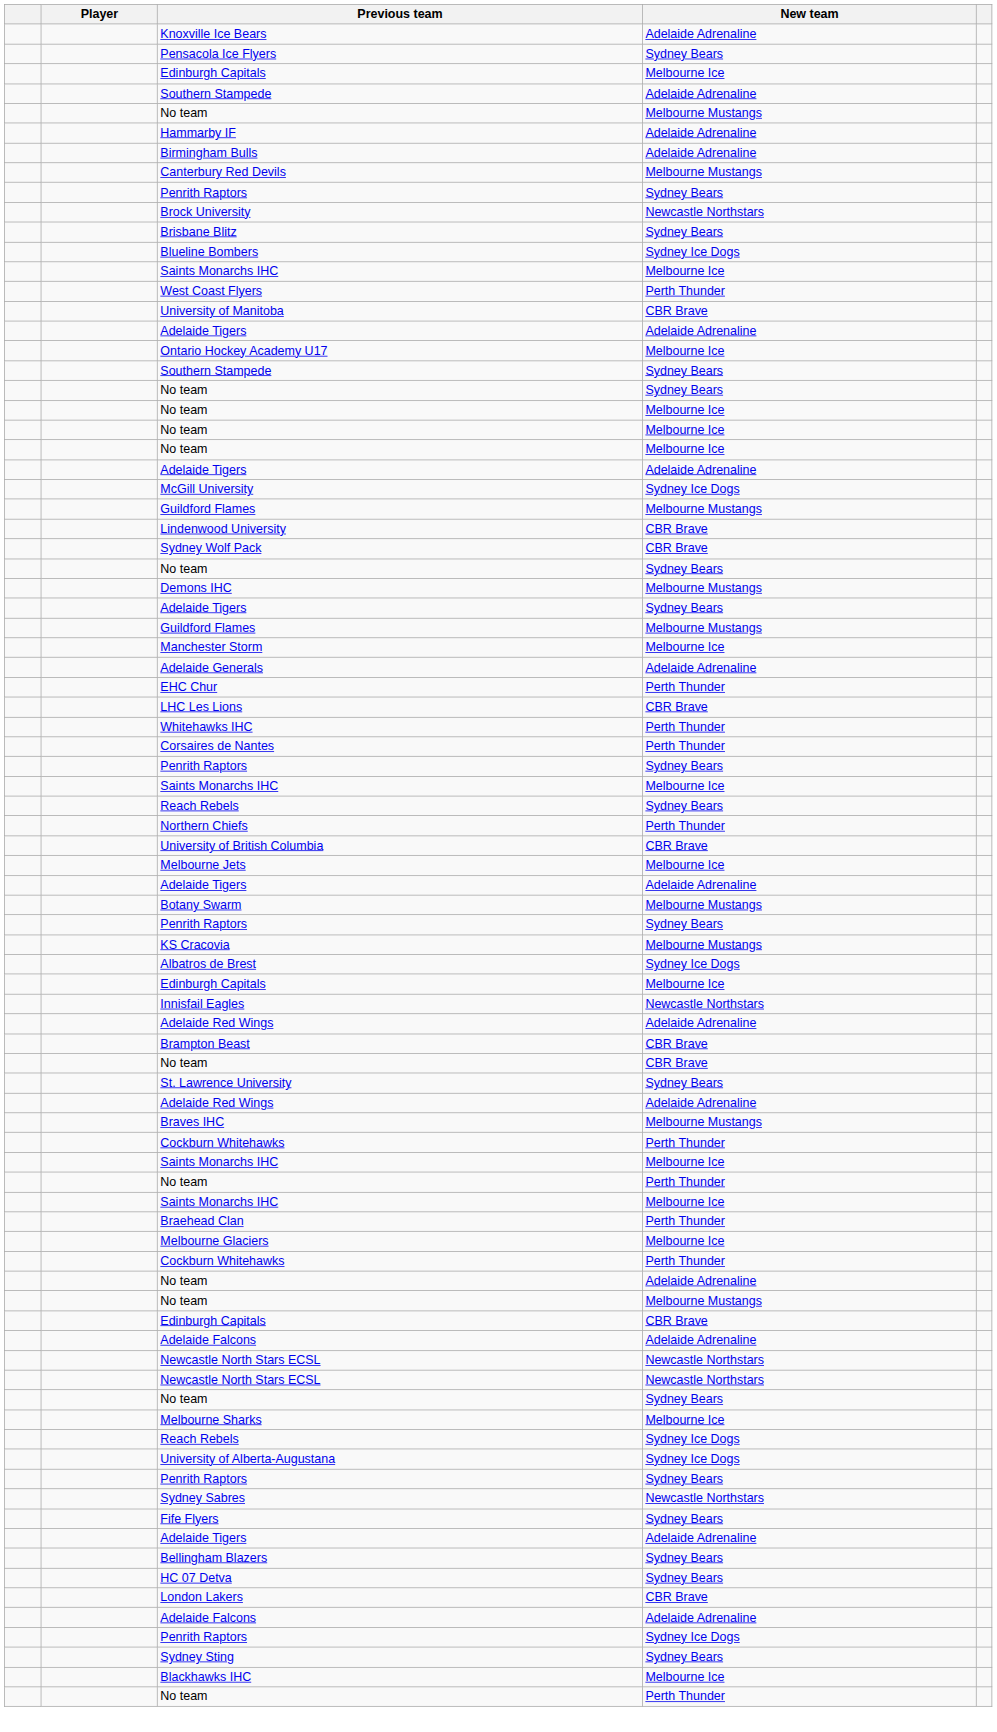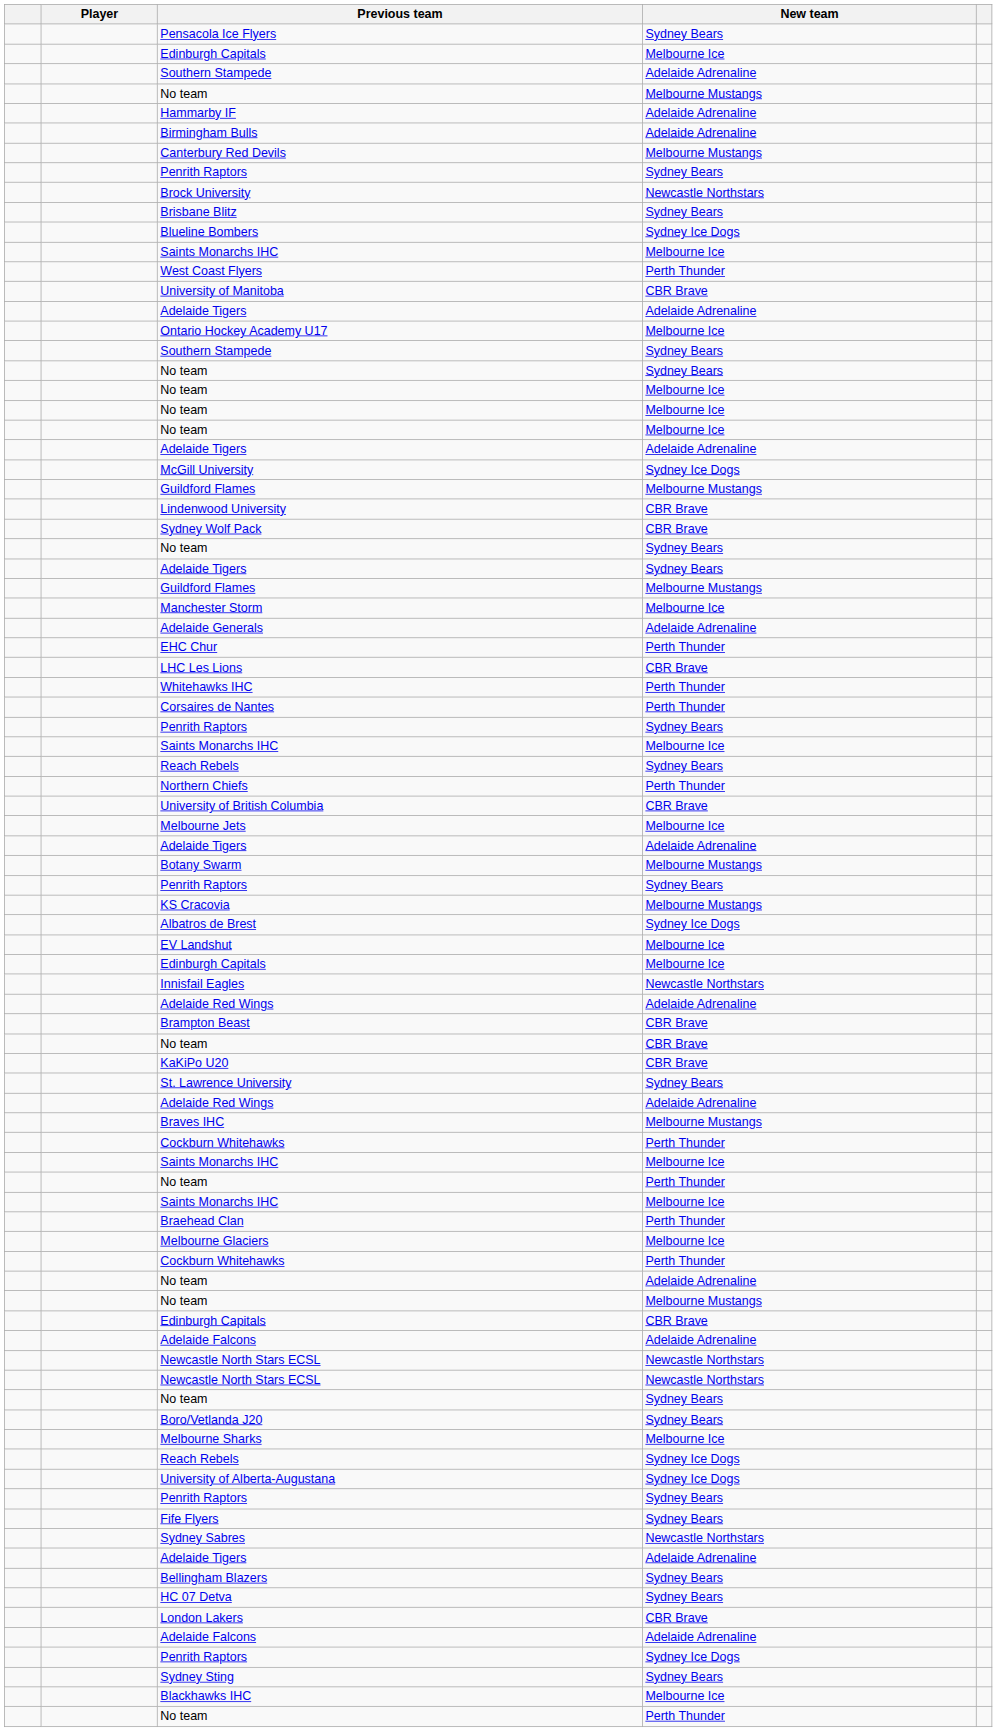- row: (213, 34)
- row: (196, 588)
+ row: (196, 944)
+ row: (194, 1063)
+ row: (211, 1419)
rows swapped: (189, 1518) <-> (203, 1498)
